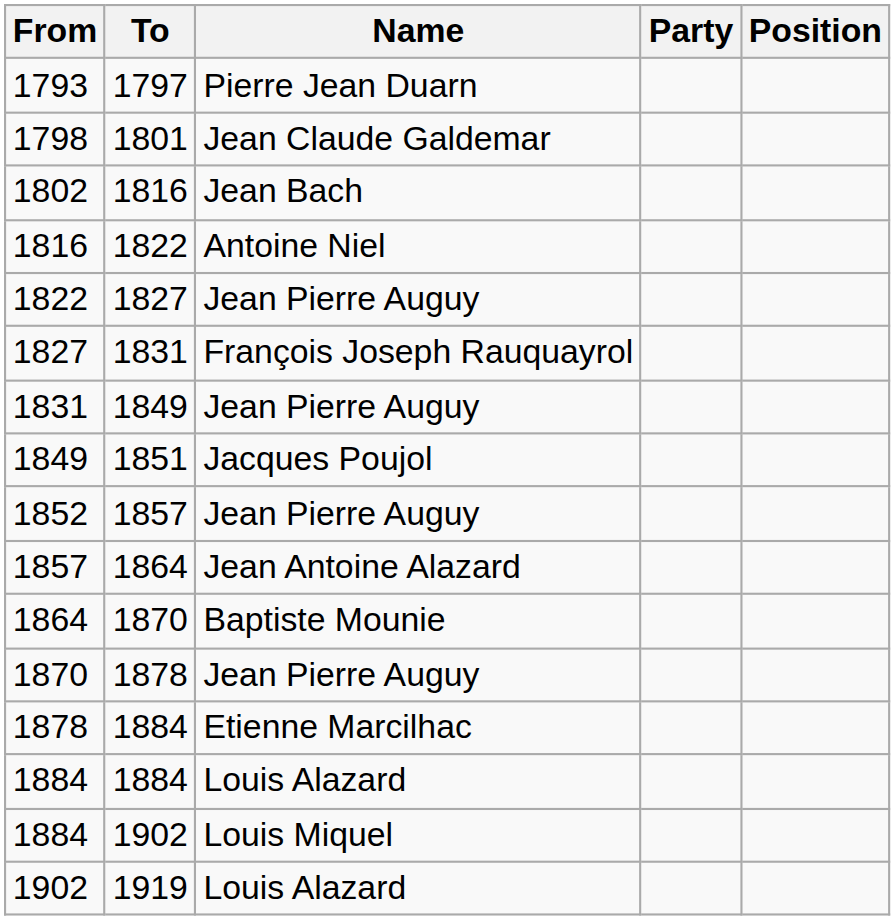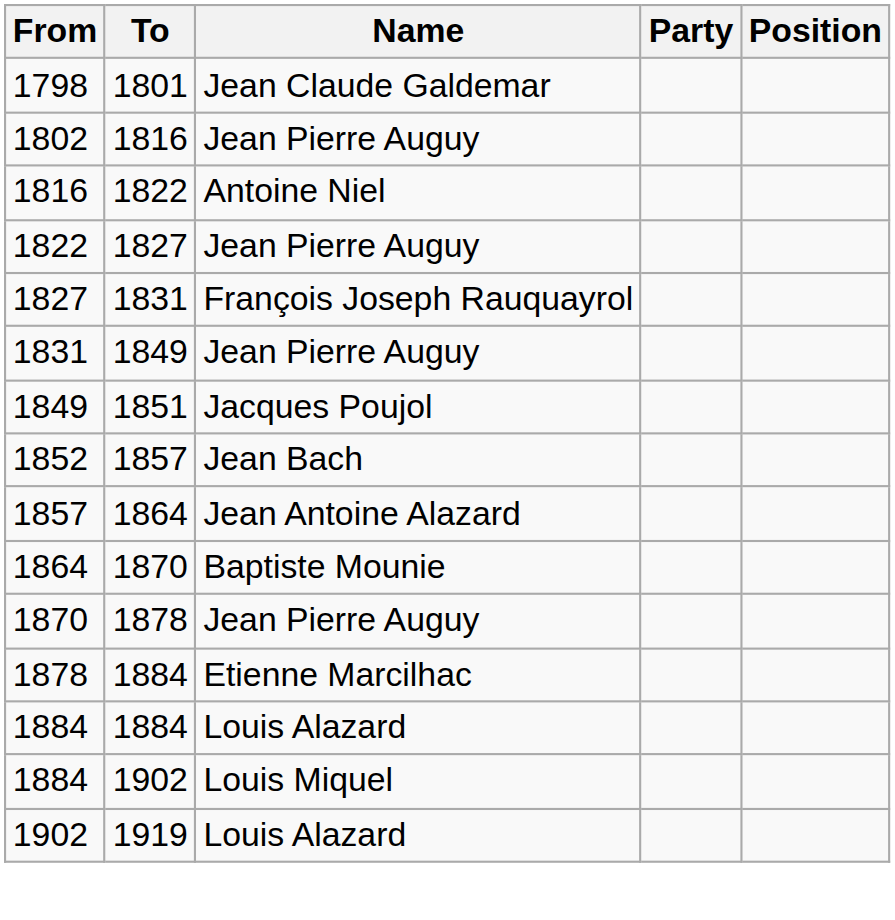- row: (50, 84)
(283, 191) Jean Bach -> (341, 138) Jean Pierre Auguy
(341, 513) Jean Pierre Auguy -> (283, 459) Jean Bach
